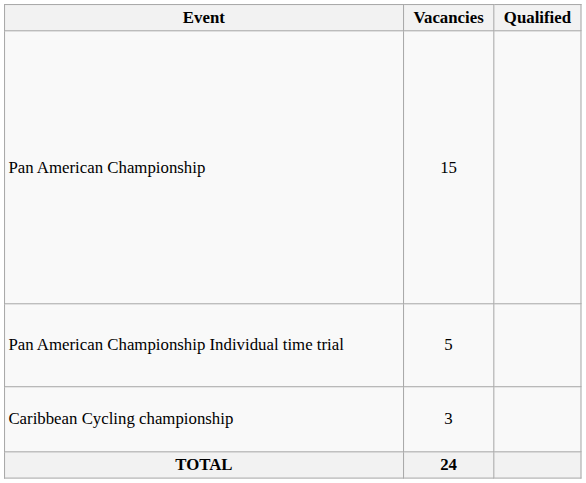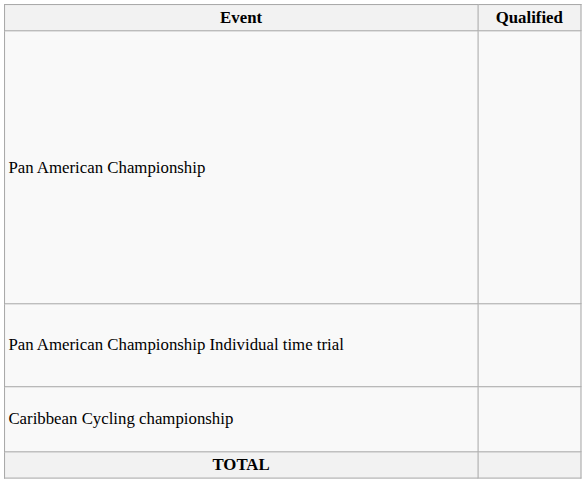- column: (449, 17)
